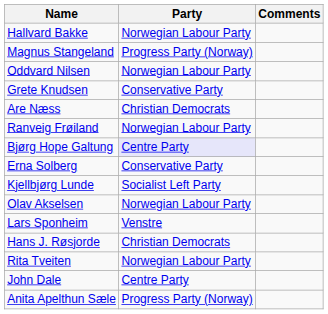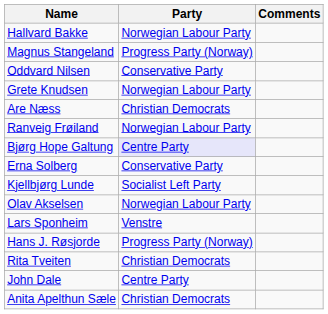(186, 71) Norwegian Labour Party -> (172, 71) Conservative Party
(172, 90) Conservative Party -> (186, 90) Norwegian Labour Party
(176, 242) Christian Democrats -> (187, 242) Progress Party (Norway)
(186, 261) Norwegian Labour Party -> (176, 261) Christian Democrats
(187, 299) Progress Party (Norway) -> (176, 299) Christian Democrats
